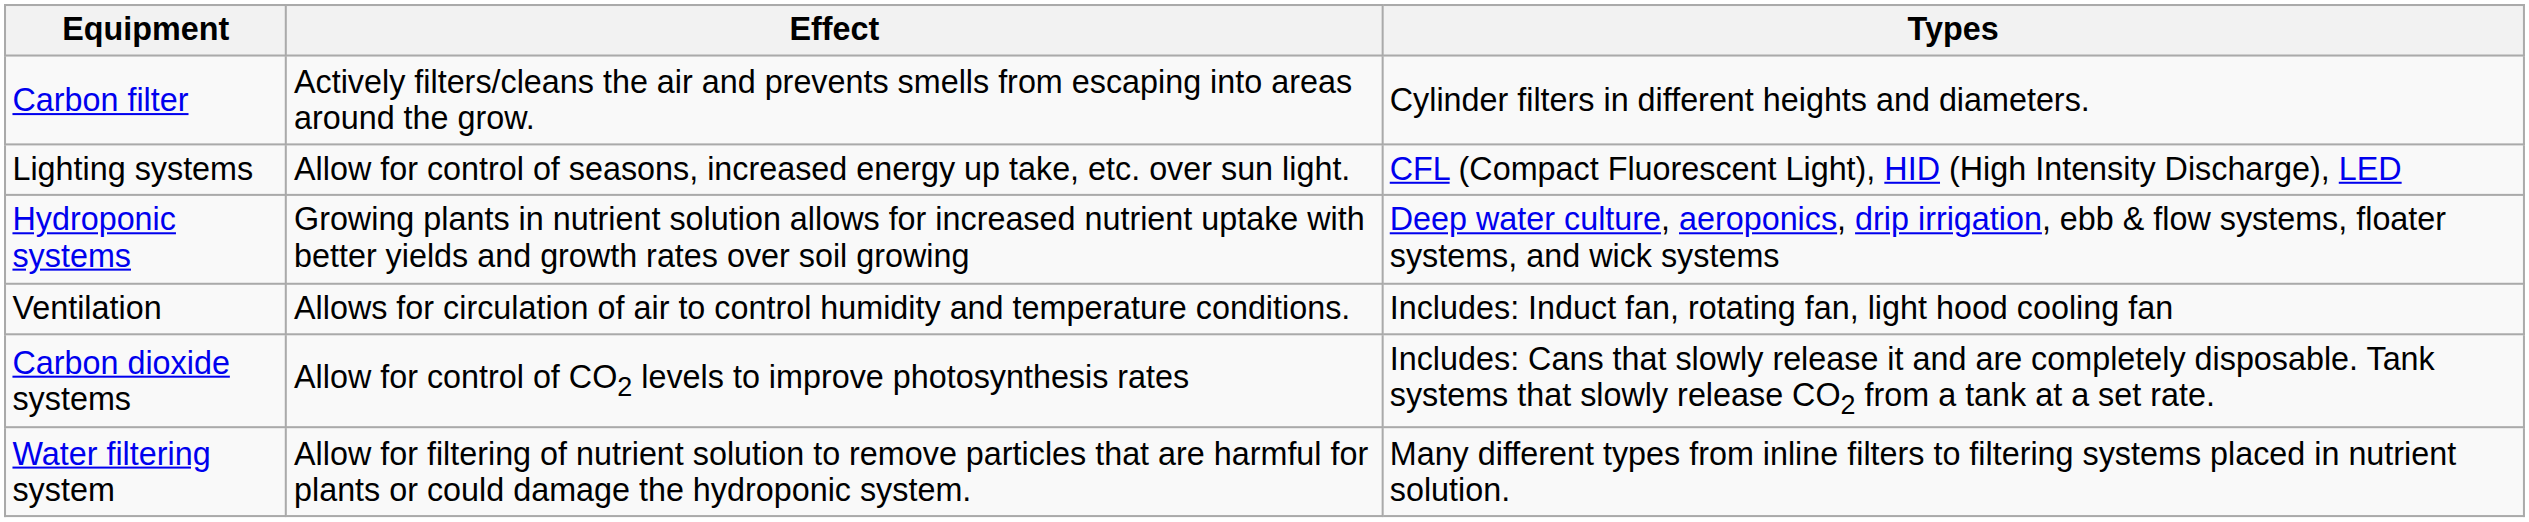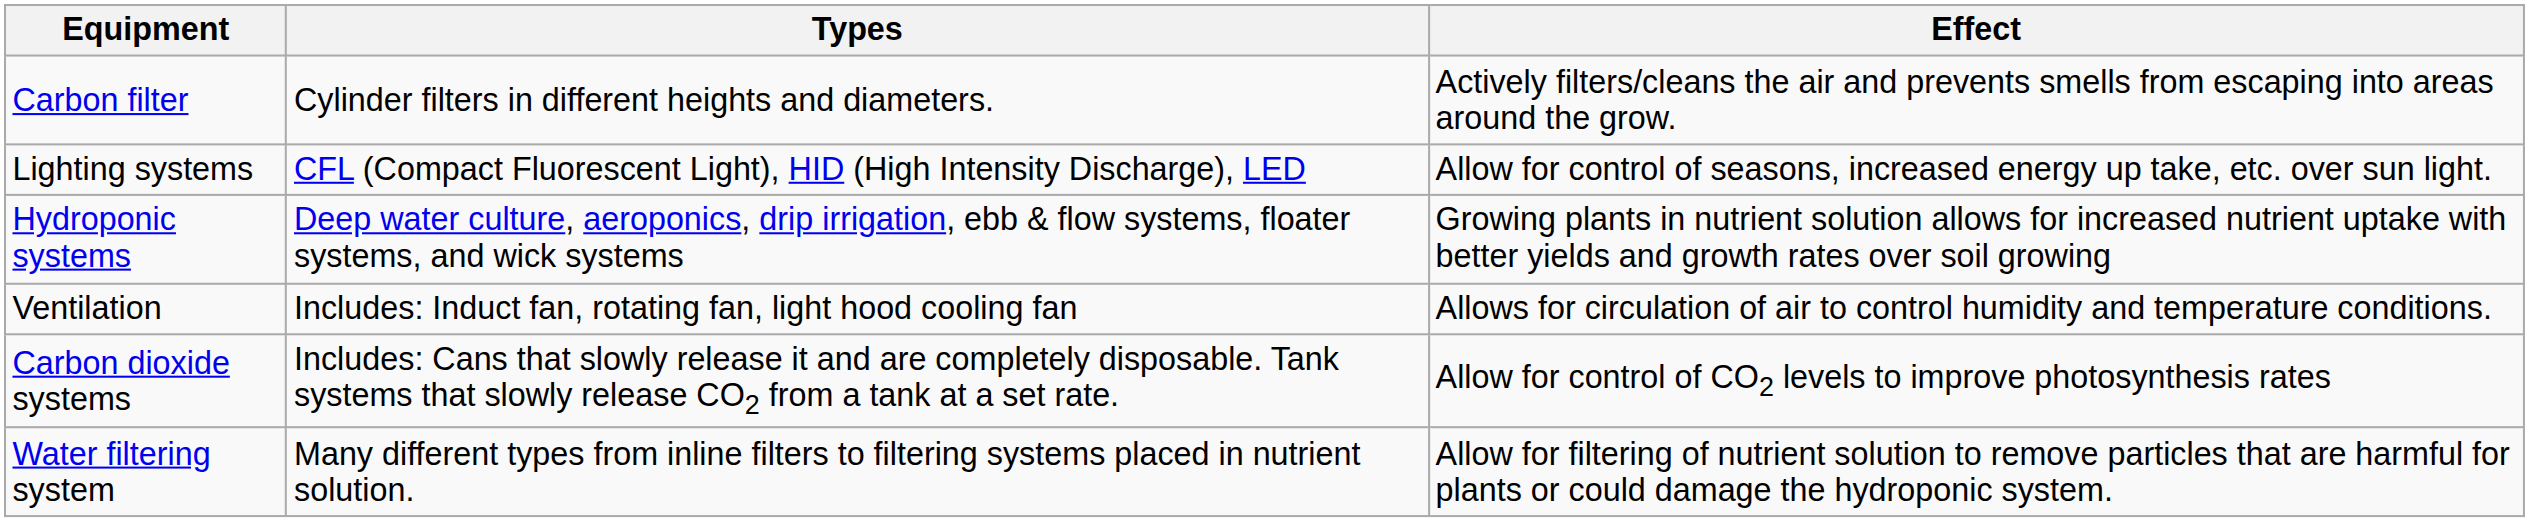columns swapped: (834, 30) <-> (1953, 30)
